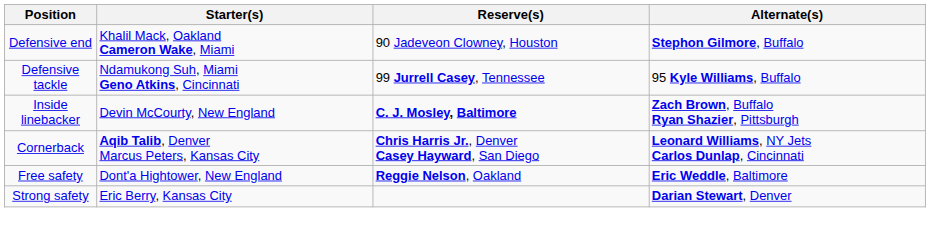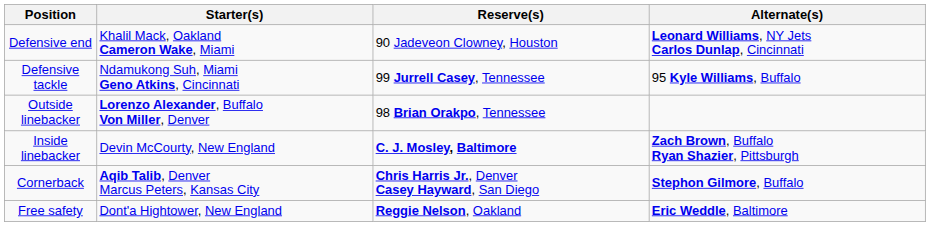(728, 42) Stephon Gilmore, Buffalo -> (732, 42) Leonard Williams, NY Jets Carlos Dunlap, Cincinnati
+ row: (50, 112)
(732, 148) Leonard Williams, NY Jets Carlos Dunlap, Cincinnati -> (728, 183) Stephon Gilmore, Buffalo
- row: (50, 196)
